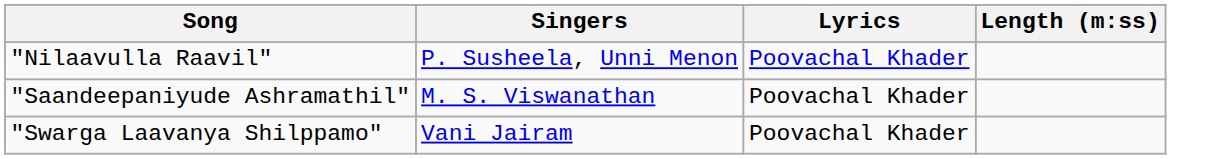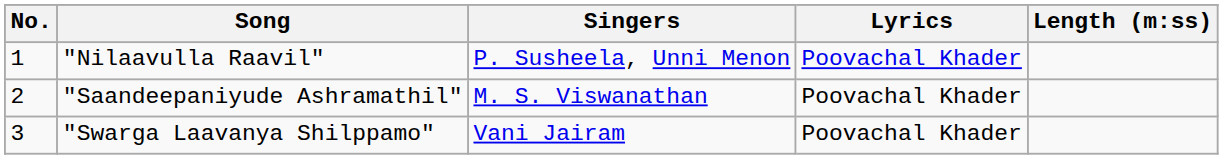+ column: (31, 24)
